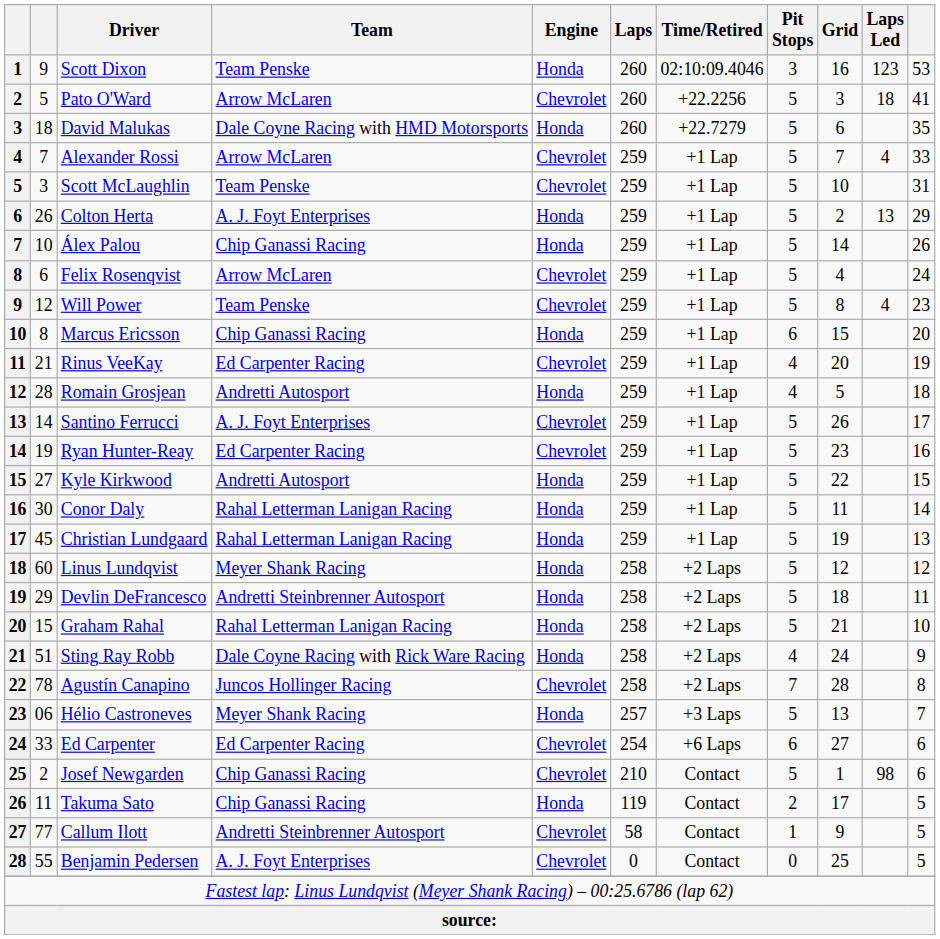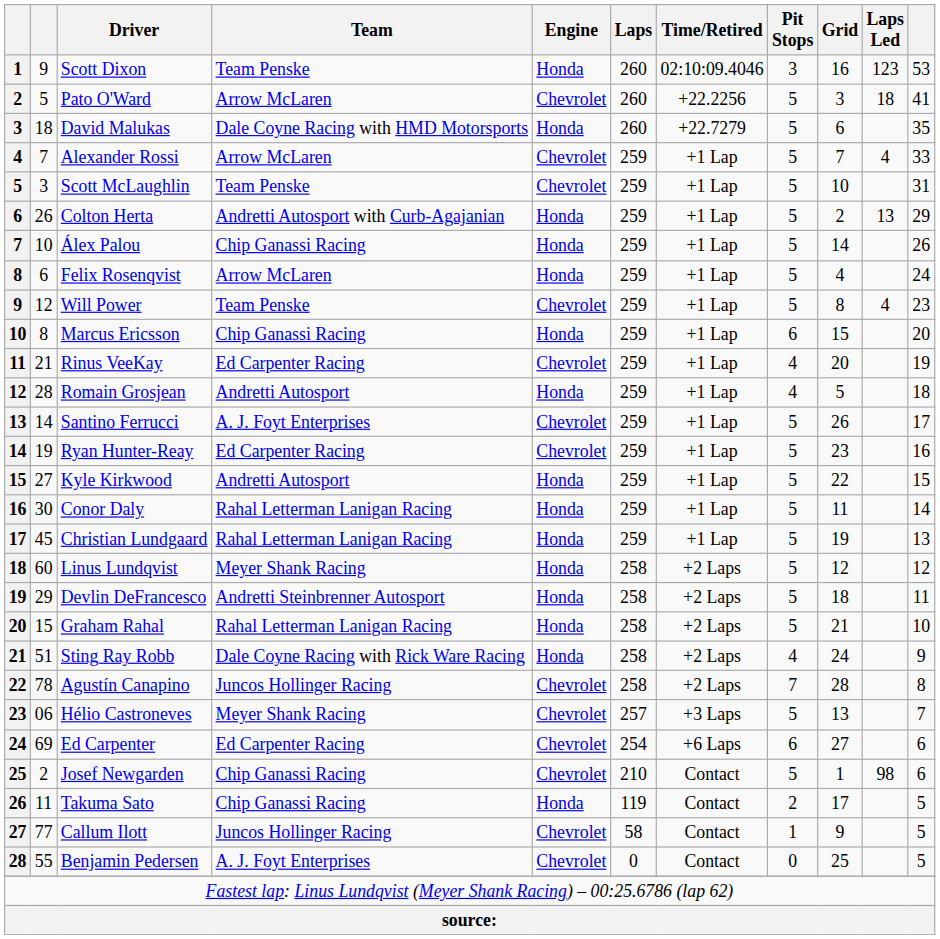(293, 216) A. J. Foyt Enterprises -> (360, 216) Andretti Autosport with Curb-Agajanian
(571, 274) Chevrolet -> (560, 274) Honda
(560, 714) Honda -> (571, 714) Chevrolet
(44, 744) 33 -> (44, 744) 69
(330, 832) Andretti Steinbrenner Autosport -> (303, 832) Juncos Hollinger Racing
